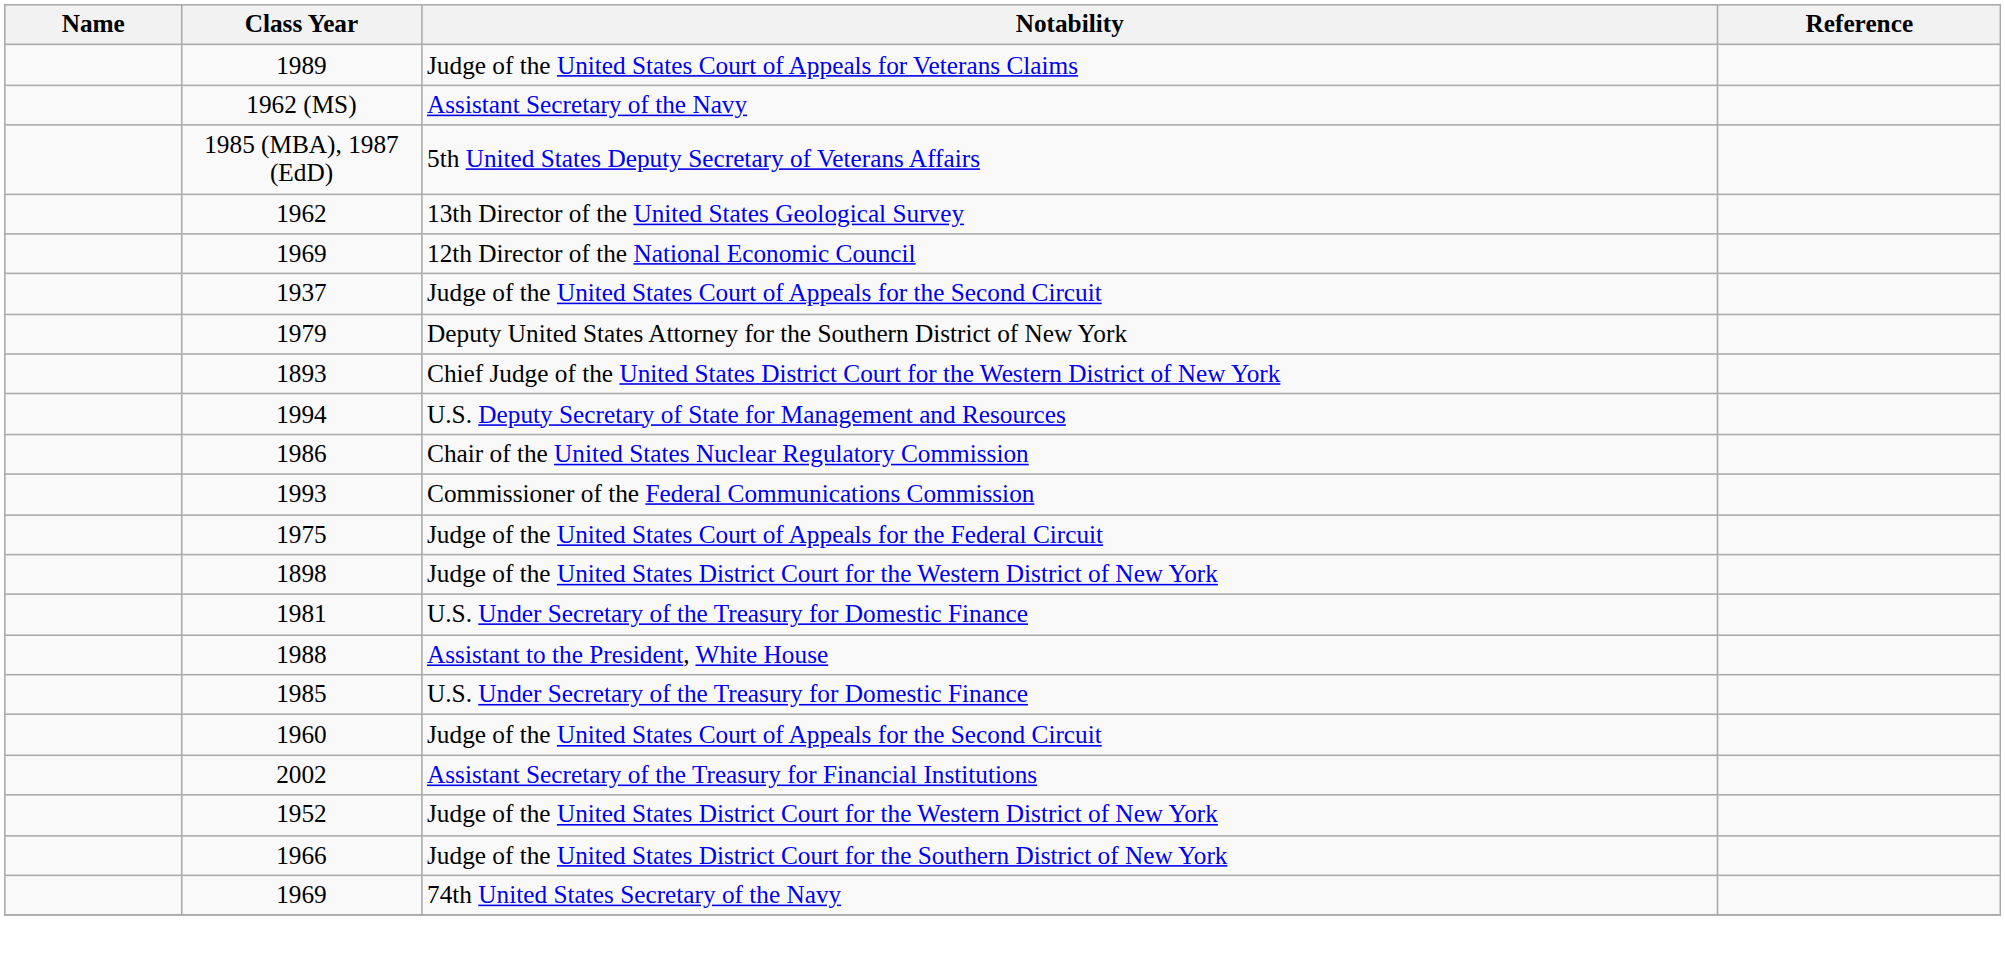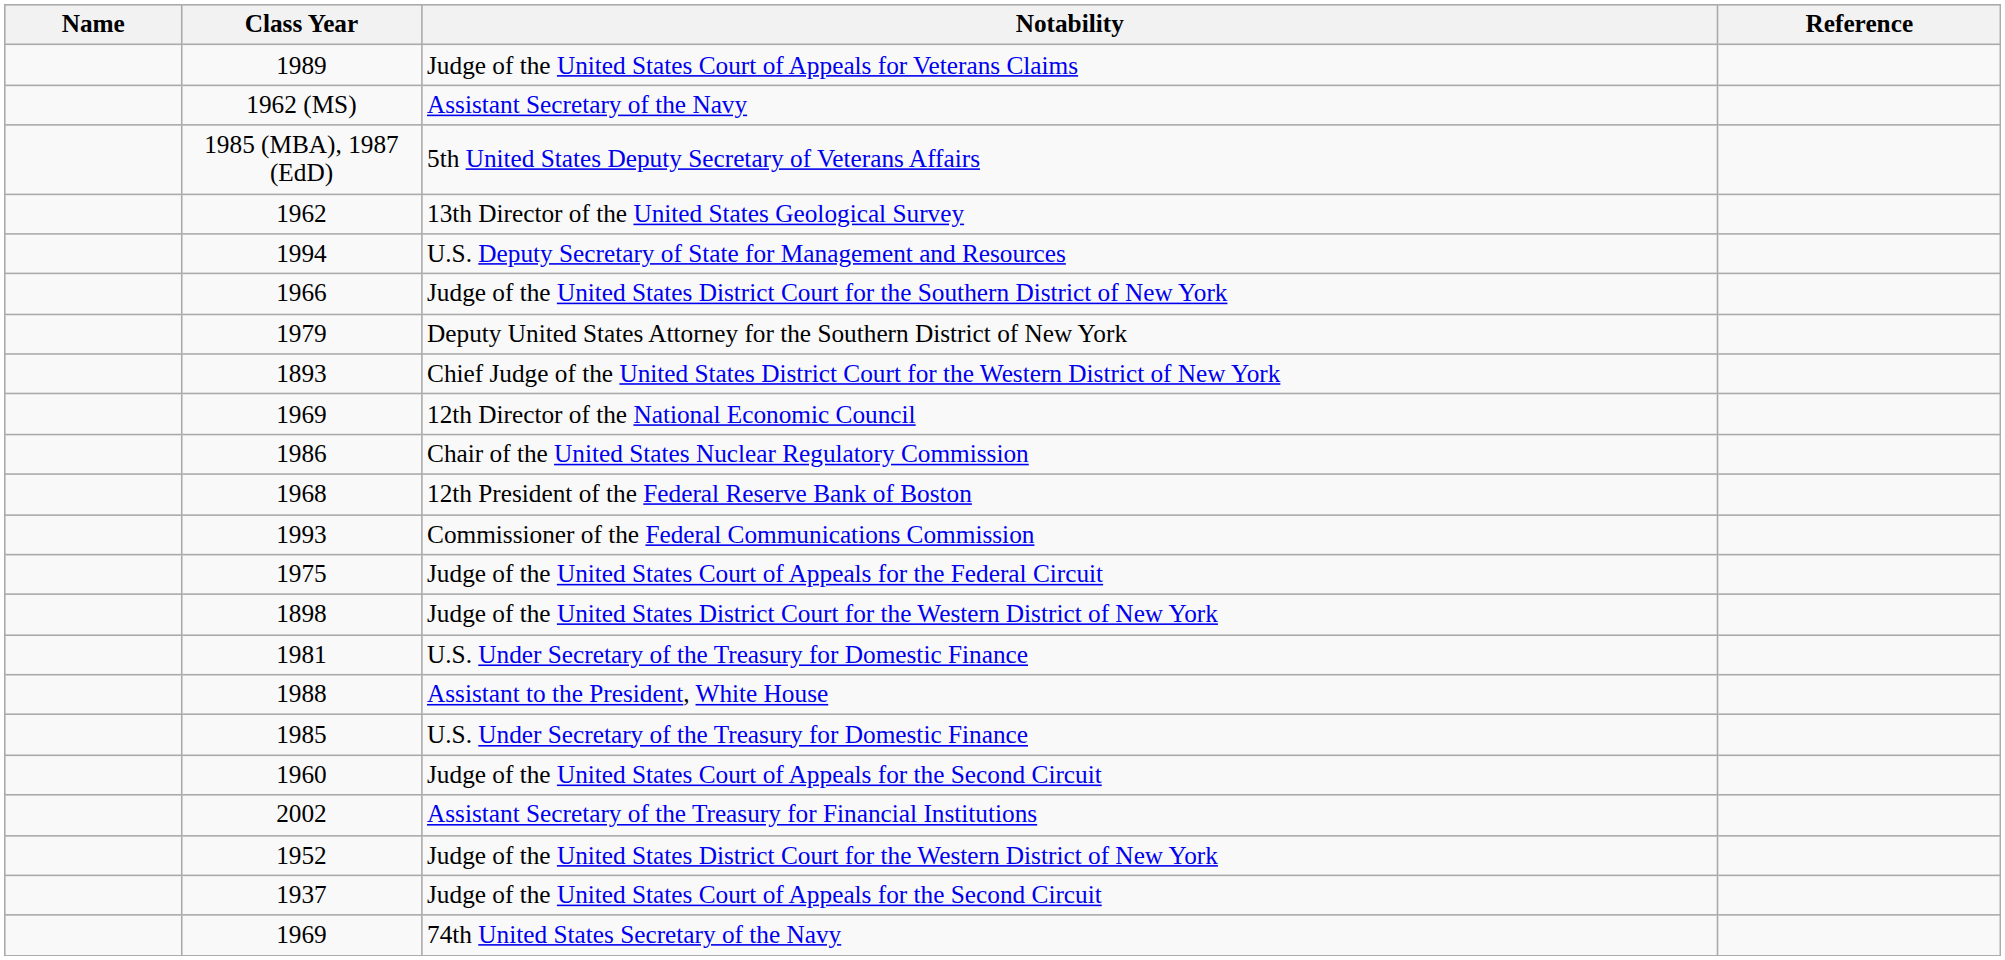rows swapped: (301, 413) <-> (301, 253)
rows swapped: (301, 854) <-> (301, 293)
+ row: (301, 494)
